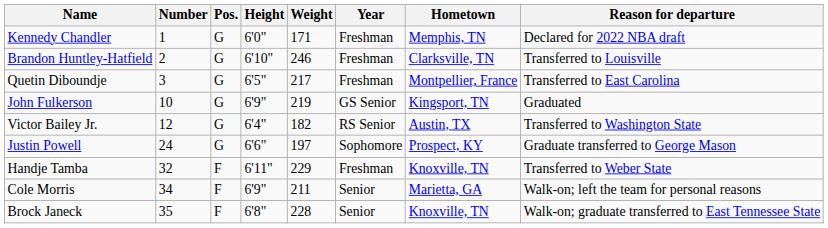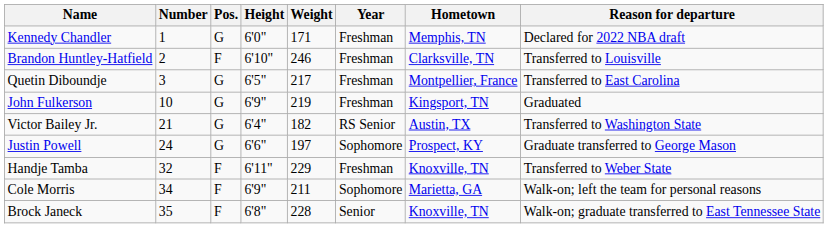(219, 59) G -> (218, 59) F
(367, 102) GS Senior -> (366, 102) Freshman
(166, 124) 12 -> (166, 124) 21
(357, 189) Senior -> (371, 189) Sophomore
